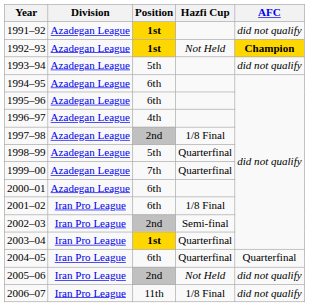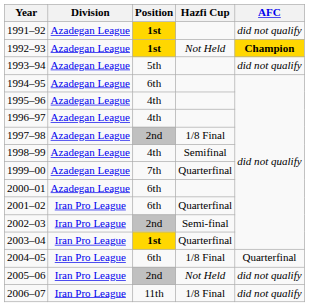(154, 100) 6th -> (154, 100) 4th
(154, 153) 5th -> (154, 153) 4th
(205, 153) Quarterfinal -> (205, 153) Semifinal
(205, 205) 1/8 Final -> (205, 205) Quarterfinal
(205, 258) Quarterfinal -> (205, 258) 1/8 Final
